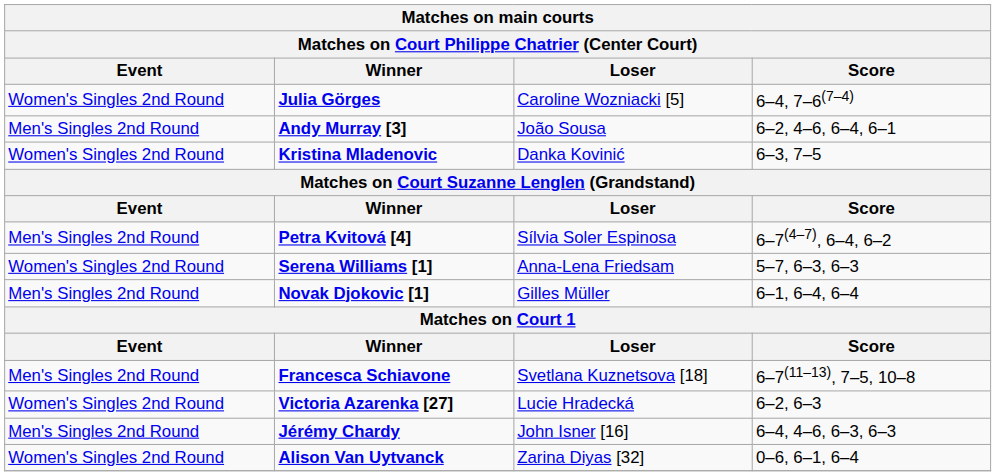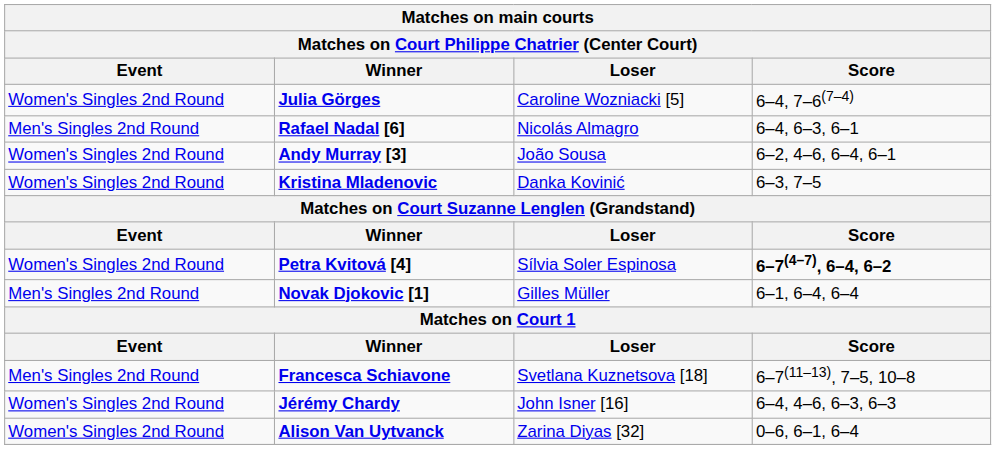+ row: (342, 128)
(104, 128) Men's Singles 2nd Round -> (116, 155) Women's Singles 2nd Round
(104, 237) Men's Singles 2nd Round -> (116, 264) Women's Singles 2nd Round
(824, 237) normal -> (824, 264) bold
- row: (355, 266)
- row: (366, 404)
(104, 431) Men's Singles 2nd Round -> (116, 404) Women's Singles 2nd Round
